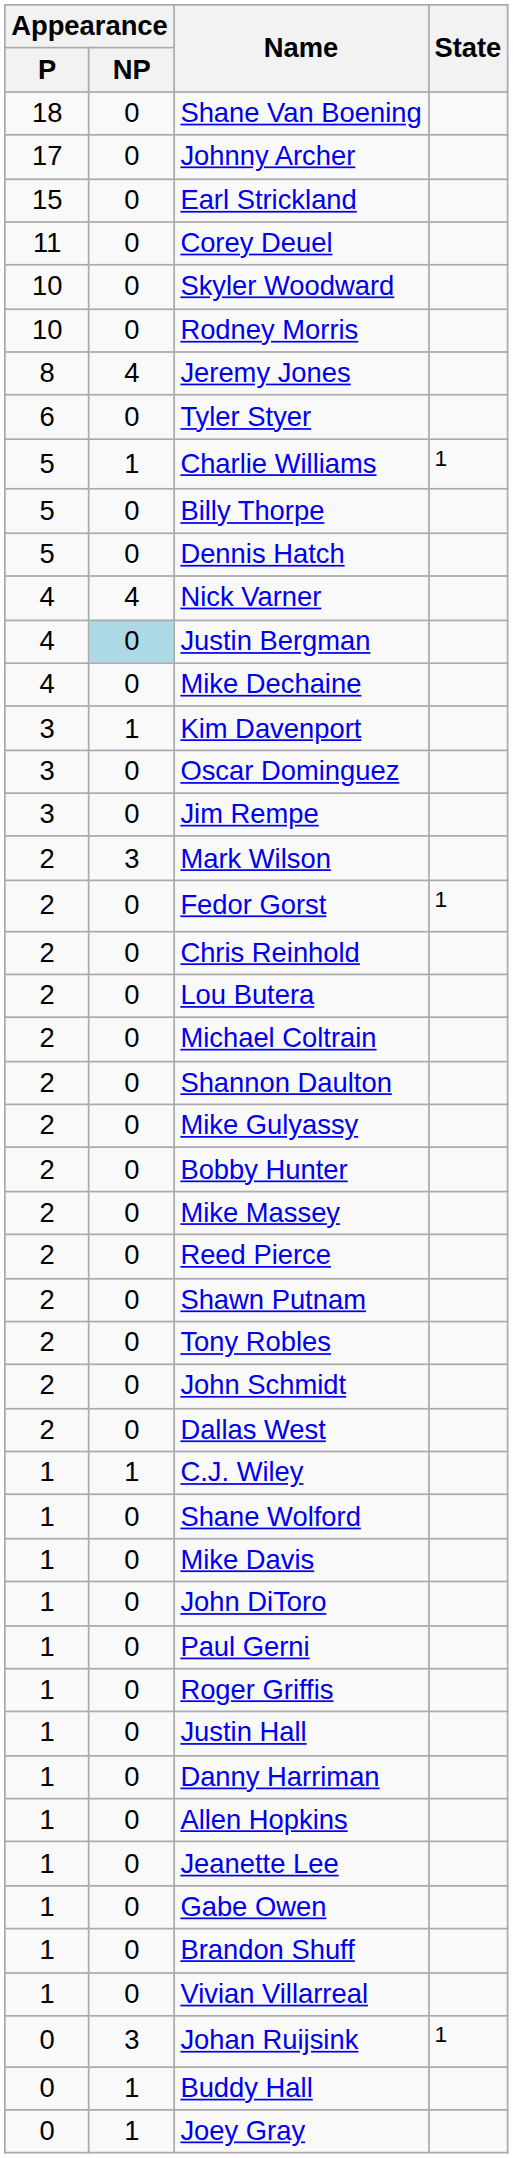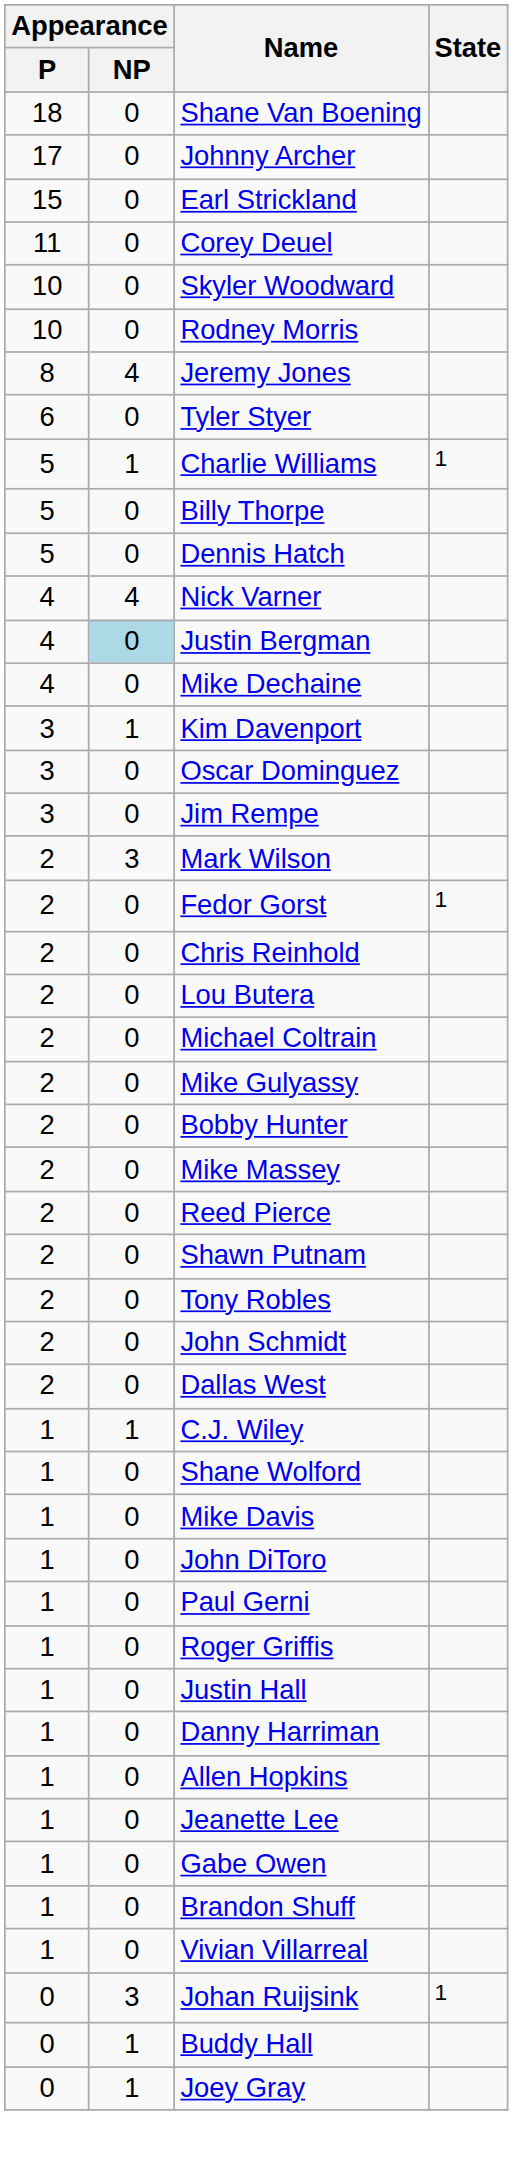- row: (286, 1082)
